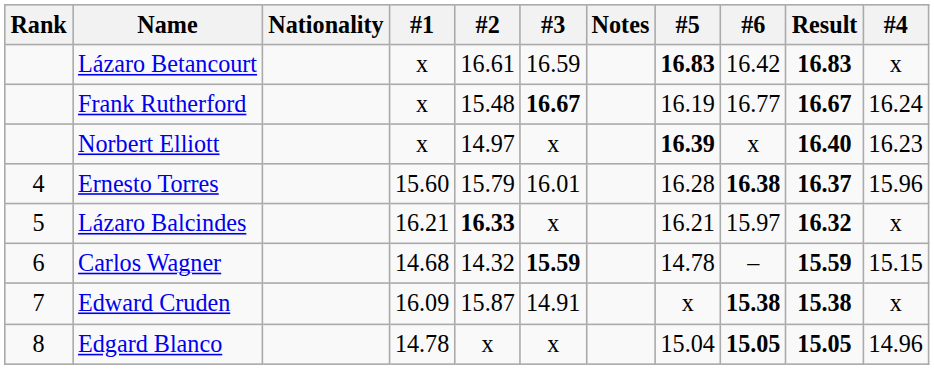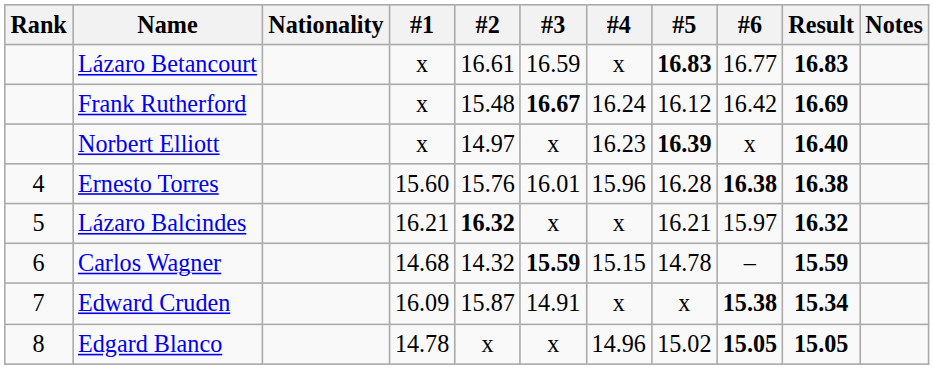columns swapped: (896, 24) <-> (620, 24)
(753, 64) 16.42 -> (750, 64) 16.77
(688, 104) 16.19 -> (684, 104) 16.12
(753, 104) 16.77 -> (750, 104) 16.42
(825, 104) 16.67 -> (821, 104) 16.69
(488, 184) 15.79 -> (488, 184) 15.76
(825, 184) 16.37 -> (821, 184) 16.38
(488, 223) 16.33 -> (488, 223) 16.32
(825, 303) 15.38 -> (821, 303) 15.34
(688, 343) 15.04 -> (684, 343) 15.02
